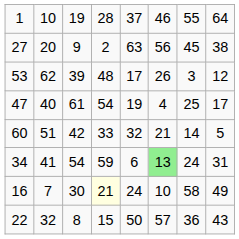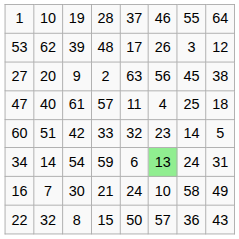rows swapped: (19, 47) <-> (19, 76)
(105, 104) 54 -> (105, 104) 57
(134, 104) 19 -> (134, 104) 11
(220, 104) 17 -> (220, 104) 18
(163, 133) 21 -> (163, 133) 23
(48, 162) 41 -> (48, 162) 14
(105, 190) lightyellow background -> (105, 190) no background
